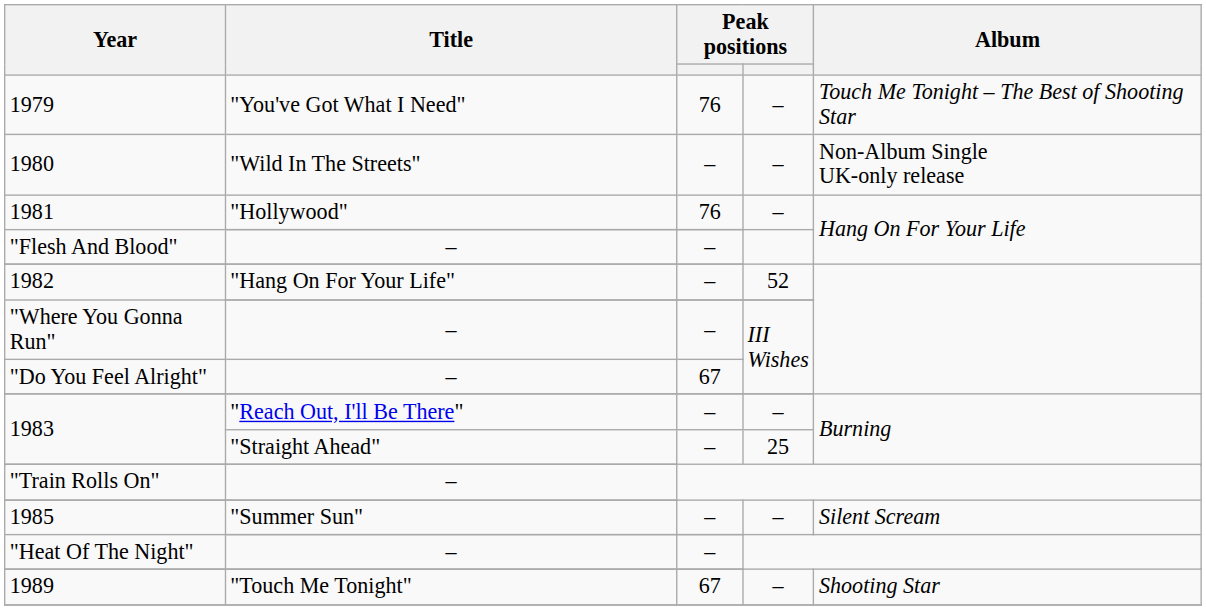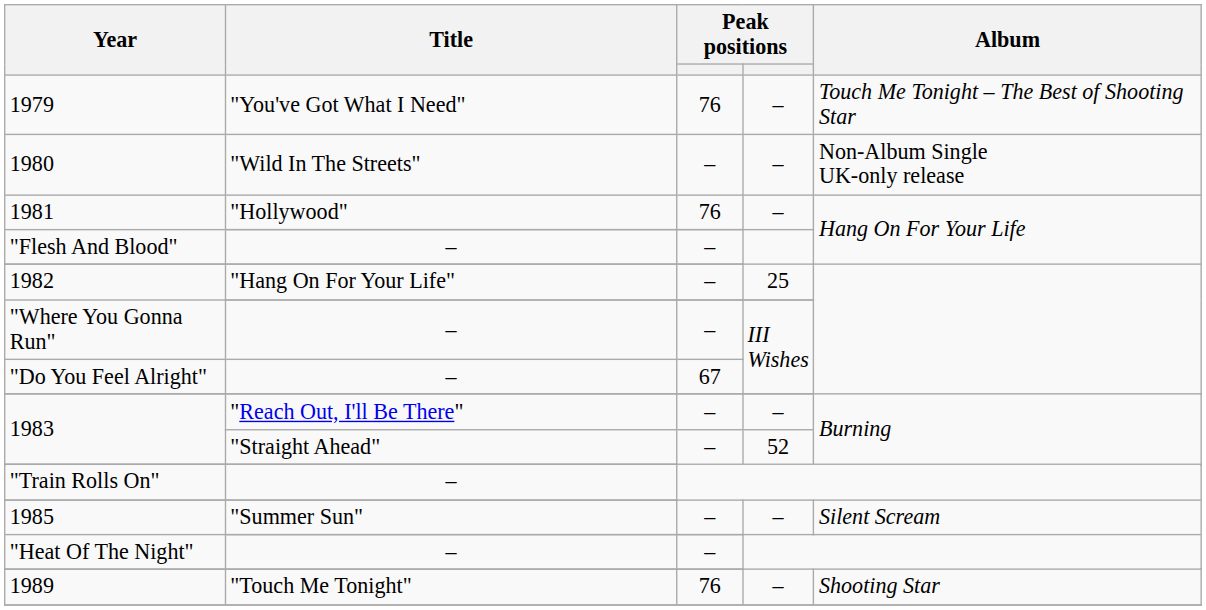(778, 281) 52 -> (778, 281) 25
(778, 446) 25 -> (778, 446) 52
(710, 586) 67 -> (710, 586) 76
